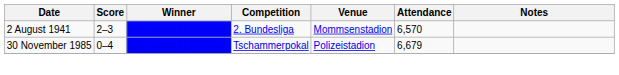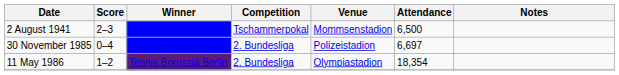(264, 29) 2. Bundesliga -> (271, 29) Tschammerpokal
(410, 29) 6,570 -> (410, 29) 6,500
(271, 45) Tschammerpokal -> (264, 45) 2. Bundesliga
(410, 45) 6,679 -> (410, 45) 6,697
+ row: (35, 62)
